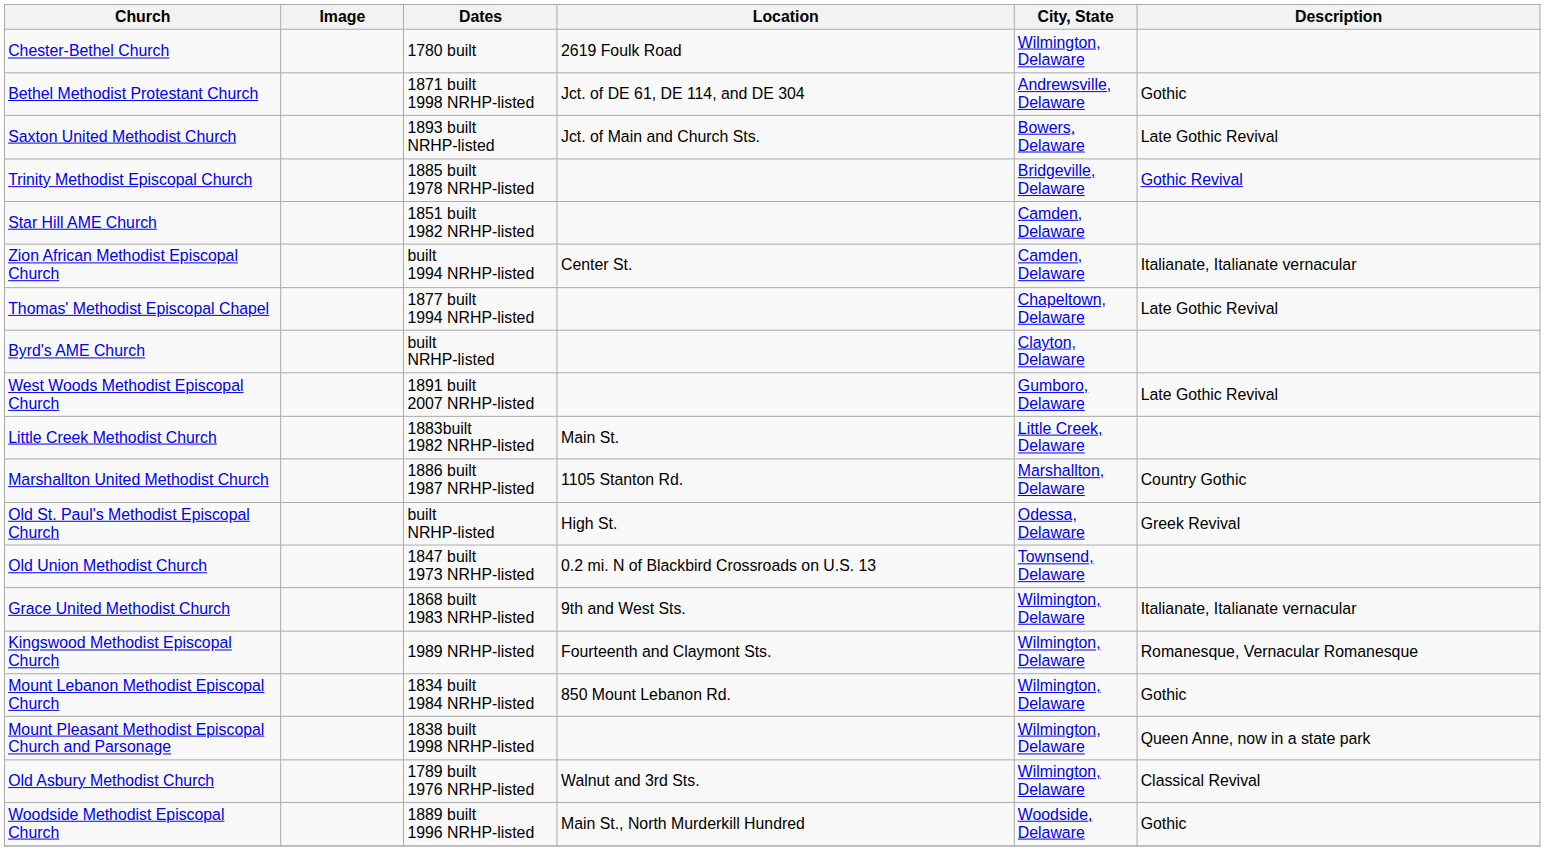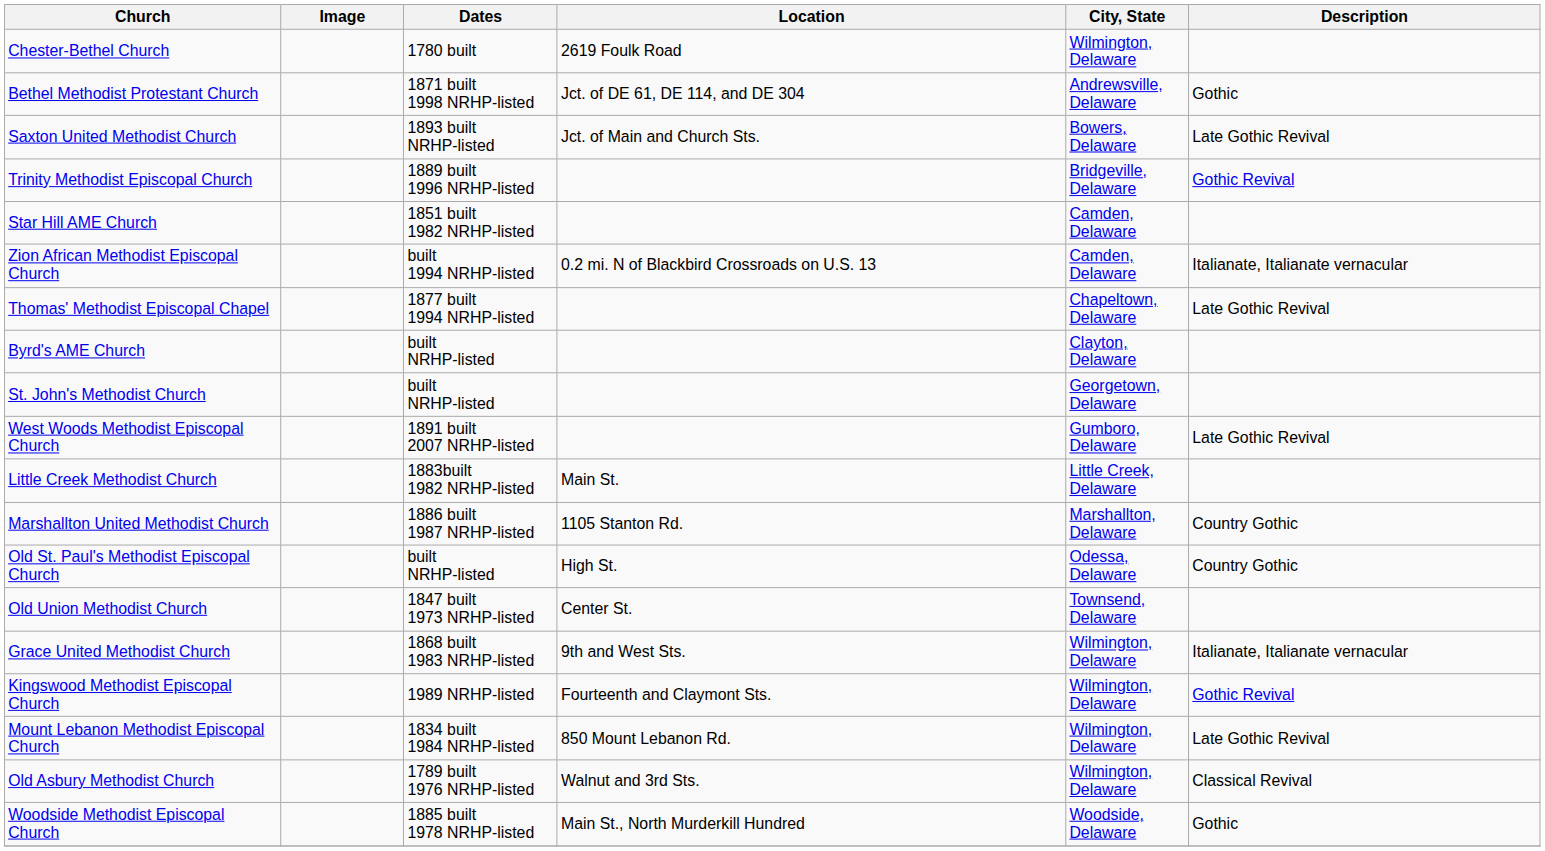(471, 179) 1885 built 1978 NRHP-listed -> (471, 179) 1889 built 1996 NRHP-listed
(597, 265) Center St. -> (719, 265) 0.2 mi. N of Blackbird Crossroads on U.S. 13
+ row: (107, 394)
(1190, 523) Greek Revival -> (1245, 566) Country Gothic
(719, 566) 0.2 mi. N of Blackbird Crossroads on U.S. 13 -> (597, 609) Center St.
(1279, 652) Romanesque, Vernacular Romanesque -> (1243, 695) Gothic Revival
(1164, 695) Gothic -> (1261, 738) Late Gothic Revival
- row: (136, 738)
(471, 824) 1889 built 1996 NRHP-listed -> (471, 824) 1885 built 1978 NRHP-listed
